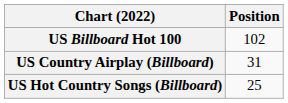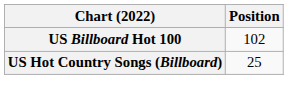- row: (115, 62)
